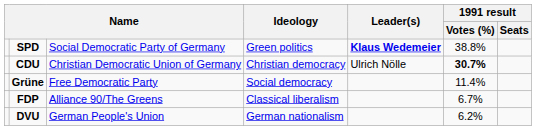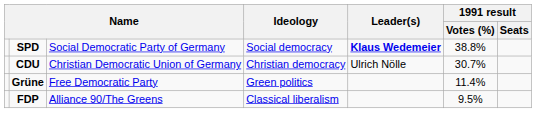(279, 47) Green politics -> (289, 47) Social democracy
(470, 64) bold -> (470, 64) normal
(289, 82) Social democracy -> (279, 82) Green politics
(470, 99) 6.7% -> (470, 99) 9.5%
- row: (28, 116)
